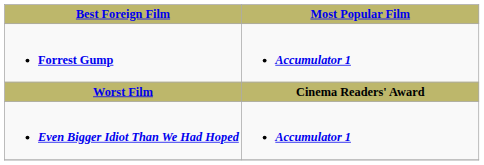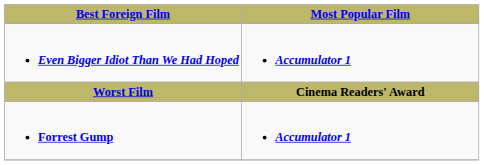rows swapped: (123, 60) <-> (123, 137)
